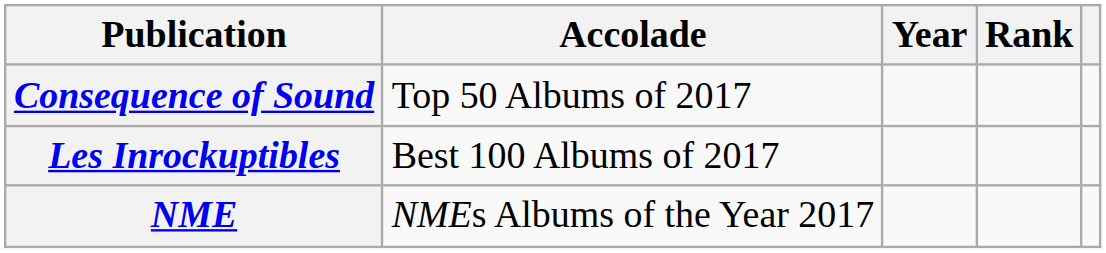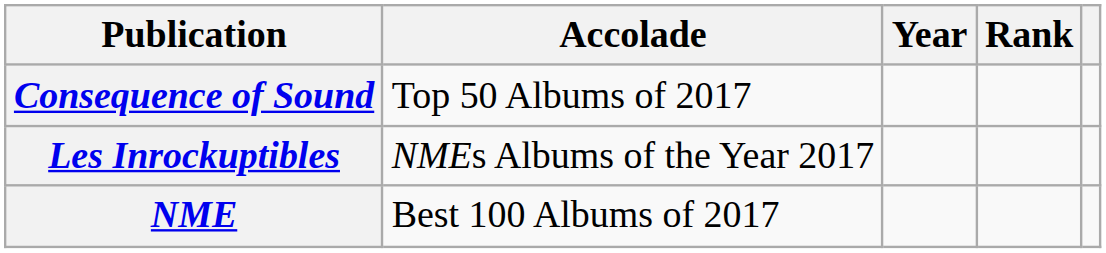(586, 154) Best 100 Albums of 2017 -> (633, 154) NMEs Albums of the Year 2017
(633, 214) NMEs Albums of the Year 2017 -> (586, 214) Best 100 Albums of 2017
